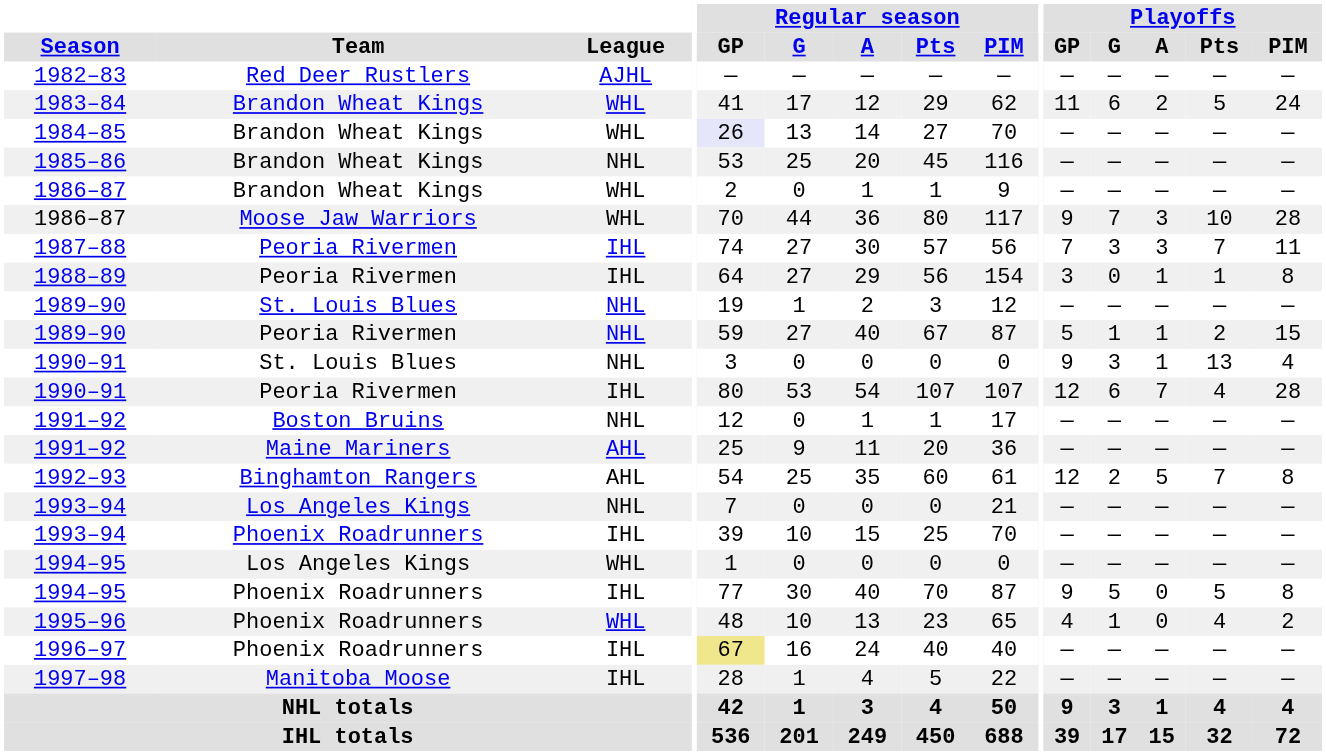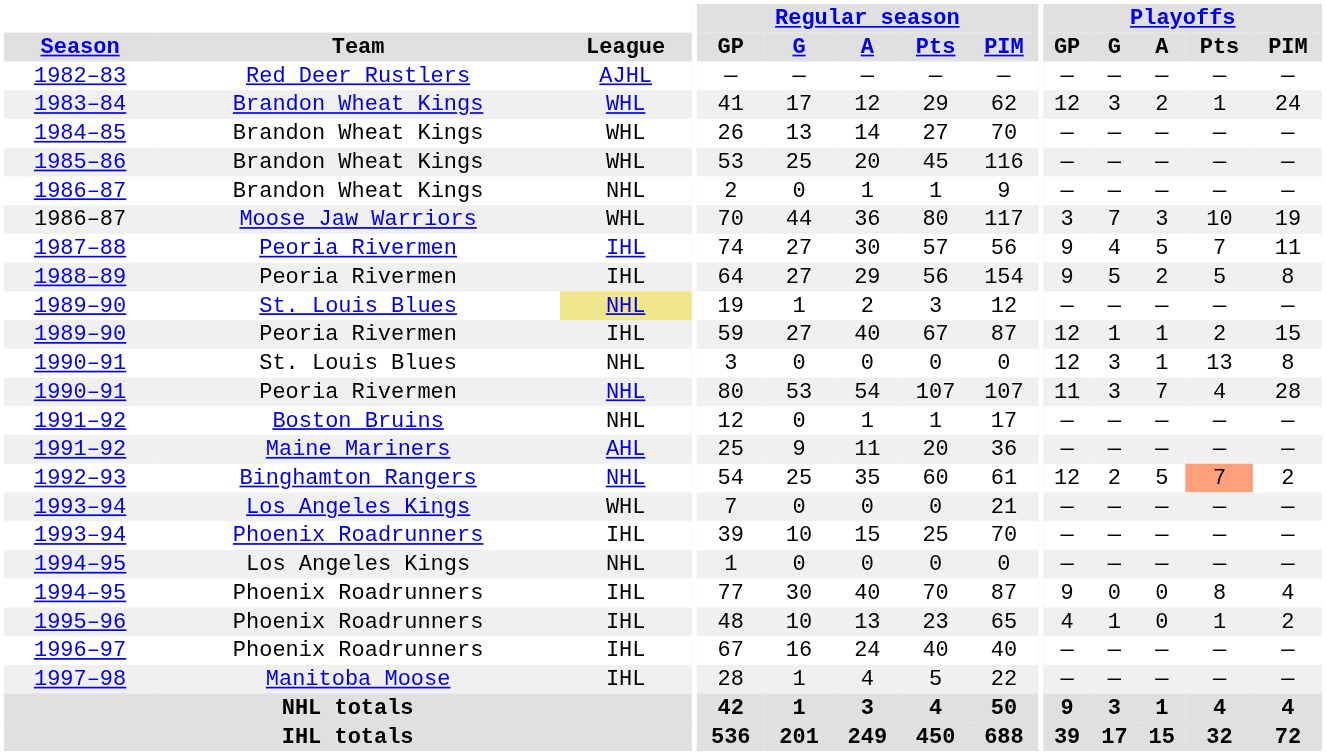(1067, 105) 11 -> (1067, 105) 12
(1114, 105) 6 -> (1114, 105) 3
(1220, 105) 5 -> (1220, 105) 1
(731, 133) lavender background -> (731, 133) no background
(626, 162) NHL -> (626, 162) WHL
(626, 191) WHL -> (626, 191) NHL
(1067, 219) 9 -> (1067, 219) 3
(1288, 219) 28 -> (1288, 219) 19
(1067, 248) 7 -> (1067, 248) 9
(1114, 248) 3 -> (1114, 248) 4
(1162, 248) 3 -> (1162, 248) 5
(1067, 277) 3 -> (1067, 277) 9
(1114, 277) 0 -> (1114, 277) 5
(1162, 277) 1 -> (1162, 277) 2
(1220, 277) 1 -> (1220, 277) 5
(626, 306) no background -> (626, 306) khaki background
(626, 334) NHL -> (626, 334) IHL
(1067, 334) 5 -> (1067, 334) 12
(1067, 363) 9 -> (1067, 363) 12
(1288, 363) 4 -> (1288, 363) 8
(626, 392) IHL -> (626, 392) NHL
(1067, 392) 12 -> (1067, 392) 11
(1114, 392) 6 -> (1114, 392) 3
(626, 478) AHL -> (626, 478) NHL
(1220, 478) no background -> (1220, 478) lightsalmon background
(1288, 478) 8 -> (1288, 478) 2
(626, 507) NHL -> (626, 507) WHL
(626, 564) WHL -> (626, 564) NHL
(1114, 593) 5 -> (1114, 593) 0
(1220, 593) 5 -> (1220, 593) 8
(1288, 593) 8 -> (1288, 593) 4
(626, 622) WHL -> (626, 622) IHL
(1220, 622) 4 -> (1220, 622) 1
(731, 650) khaki background -> (731, 650) no background
